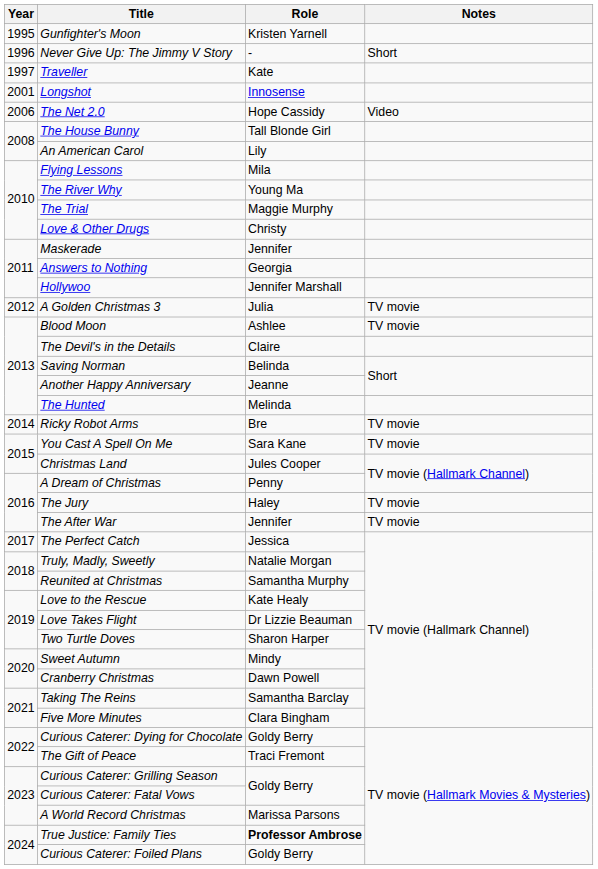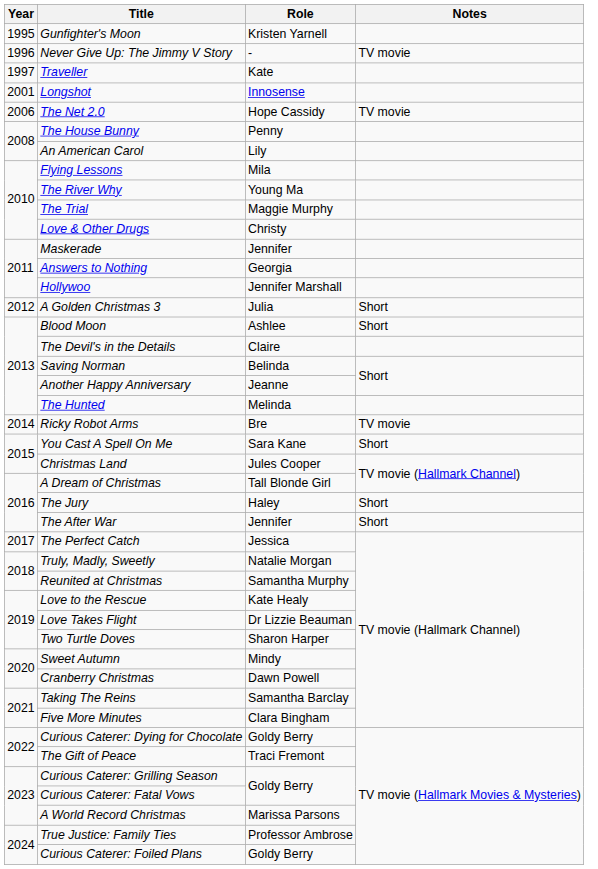(382, 53) Short -> (384, 53) TV movie
(383, 111) Video -> (384, 111) TV movie
(289, 131) Tall Blonde Girl -> (265, 131) Penny
(394, 307) TV movie -> (373, 307) Short
(394, 326) TV movie -> (373, 326) Short
(394, 444) TV movie -> (373, 444) Short
(265, 483) Penny -> (289, 483) Tall Blonde Girl
(394, 502) TV movie -> (373, 502) Short
(394, 522) TV movie -> (373, 522) Short
(305, 834) bold -> (300, 834) normal
